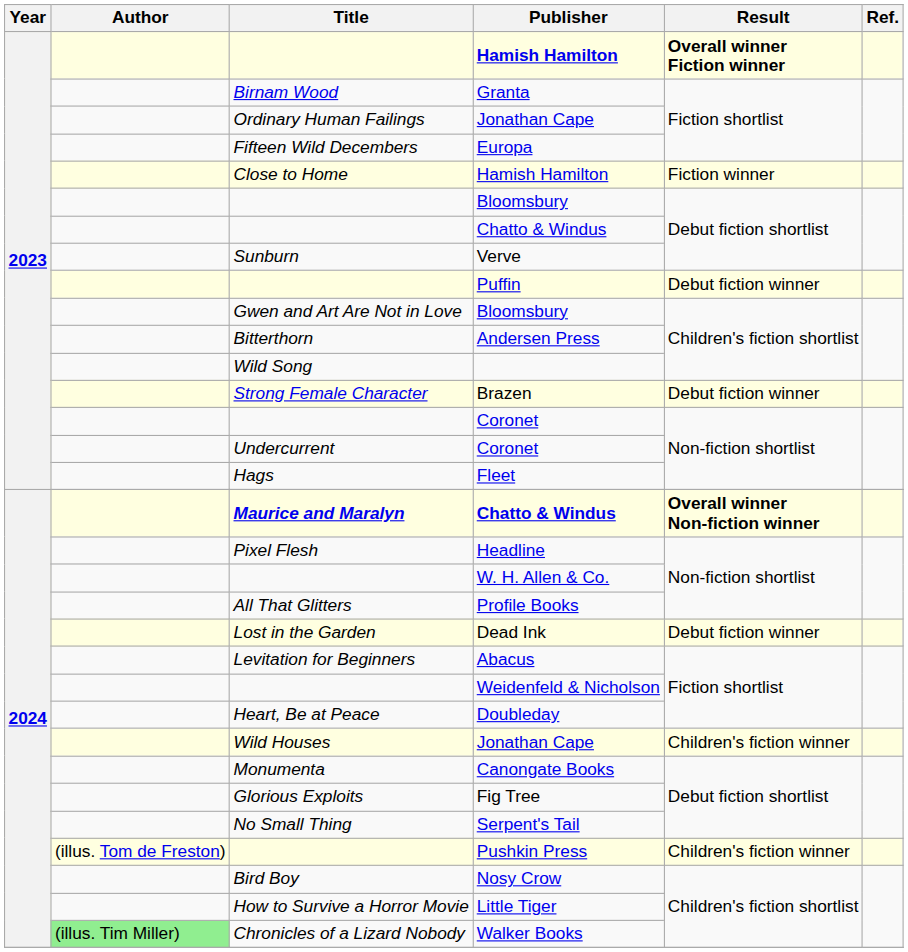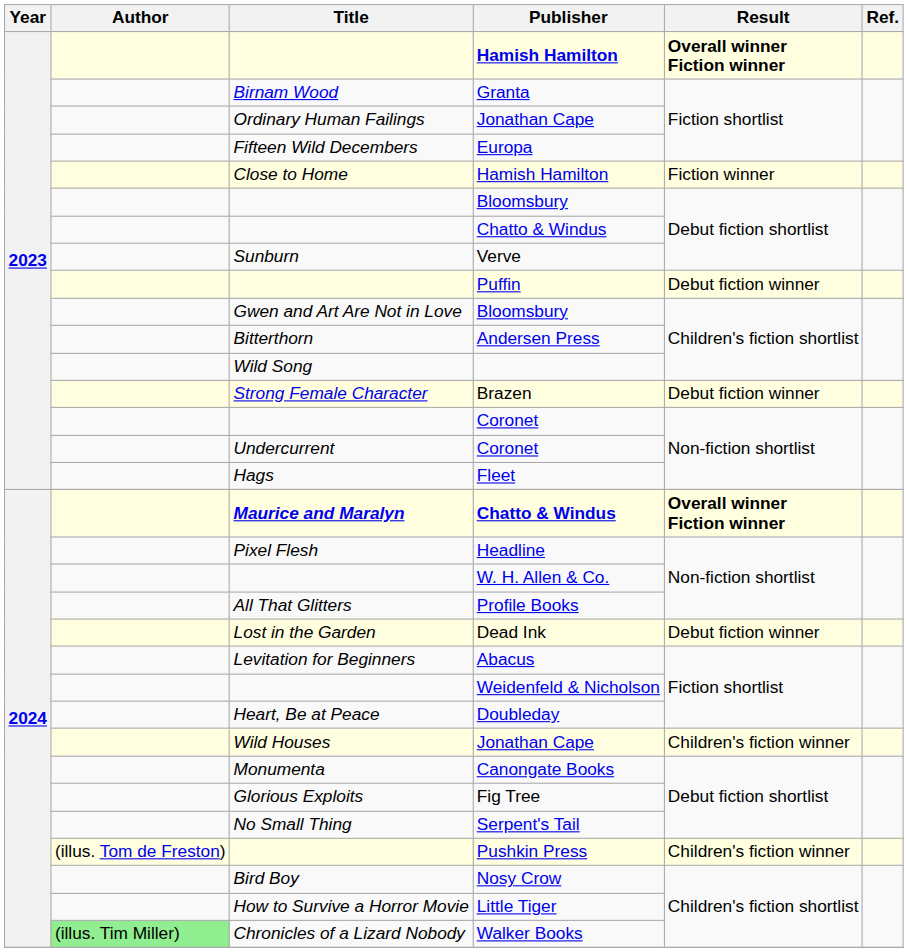(744, 513) Overall winner Non-fiction winner -> (727, 513) Overall winner Fiction winner
